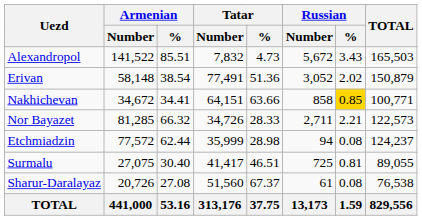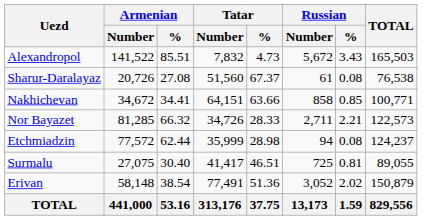rows swapped: (25, 78) <-> (54, 183)
(351, 99) gold background -> (351, 99) no background
